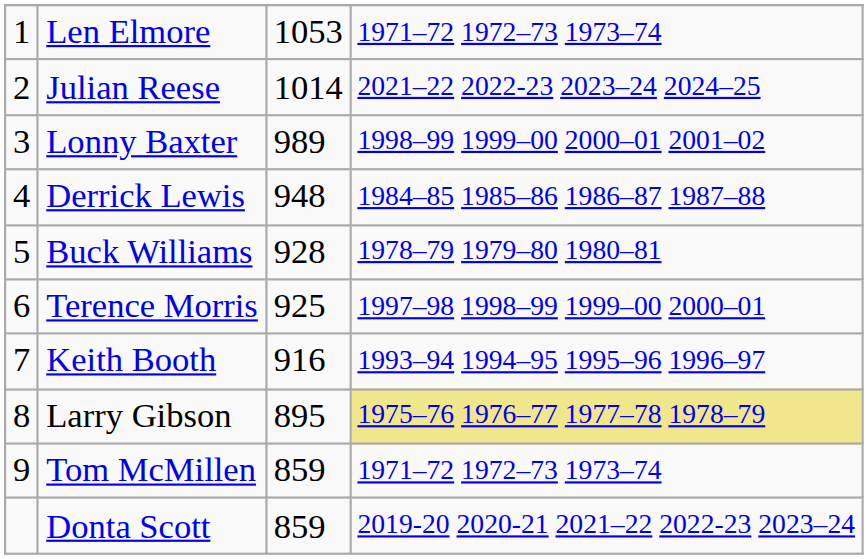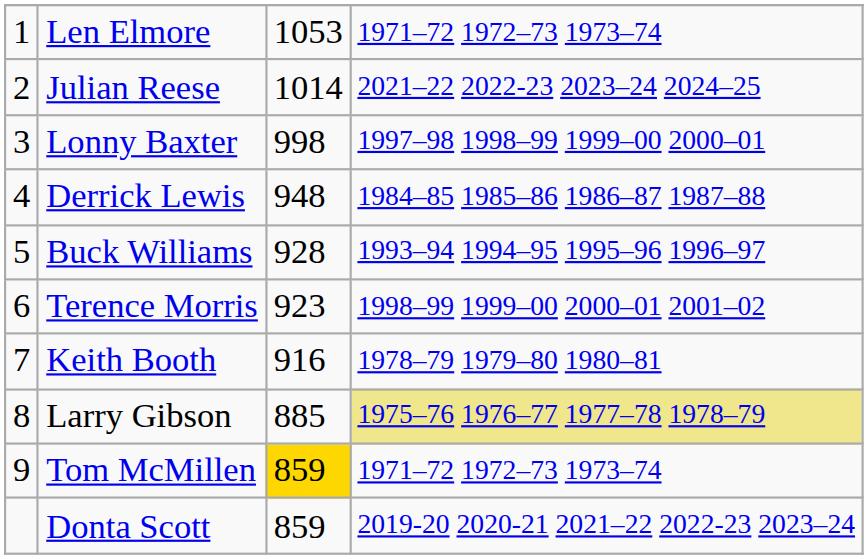(300, 141) 989 -> (300, 141) 998
(561, 141) 1998–99 1999–00 2000–01 2001–02 -> (561, 141) 1997–98 1998–99 1999–00 2000–01
(509, 251) 1978–79 1979–80 1980–81 -> (561, 251) 1993–94 1994–95 1995–96 1996–97
(300, 305) 925 -> (300, 305) 923
(561, 305) 1997–98 1998–99 1999–00 2000–01 -> (561, 305) 1998–99 1999–00 2000–01 2001–02
(561, 360) 1993–94 1994–95 1995–96 1996–97 -> (509, 360) 1978–79 1979–80 1980–81
(300, 415) 895 -> (300, 415) 885
(300, 470) no background -> (300, 470) gold background
